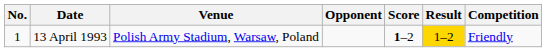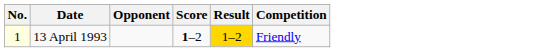- column: (216, 15)
(17, 36) no background -> (17, 36) lightyellow background
